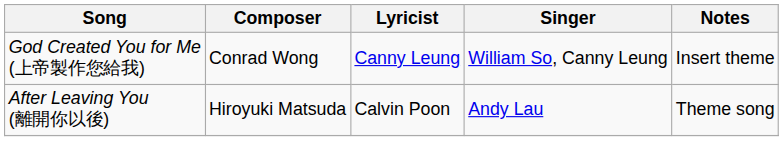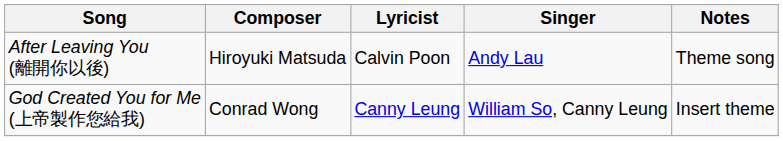rows swapped: (79, 108) <-> (105, 57)
